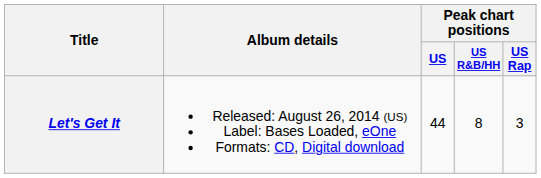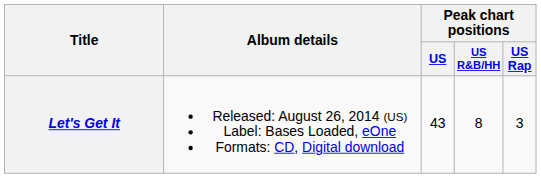(438, 124) 44 -> (438, 124) 43
